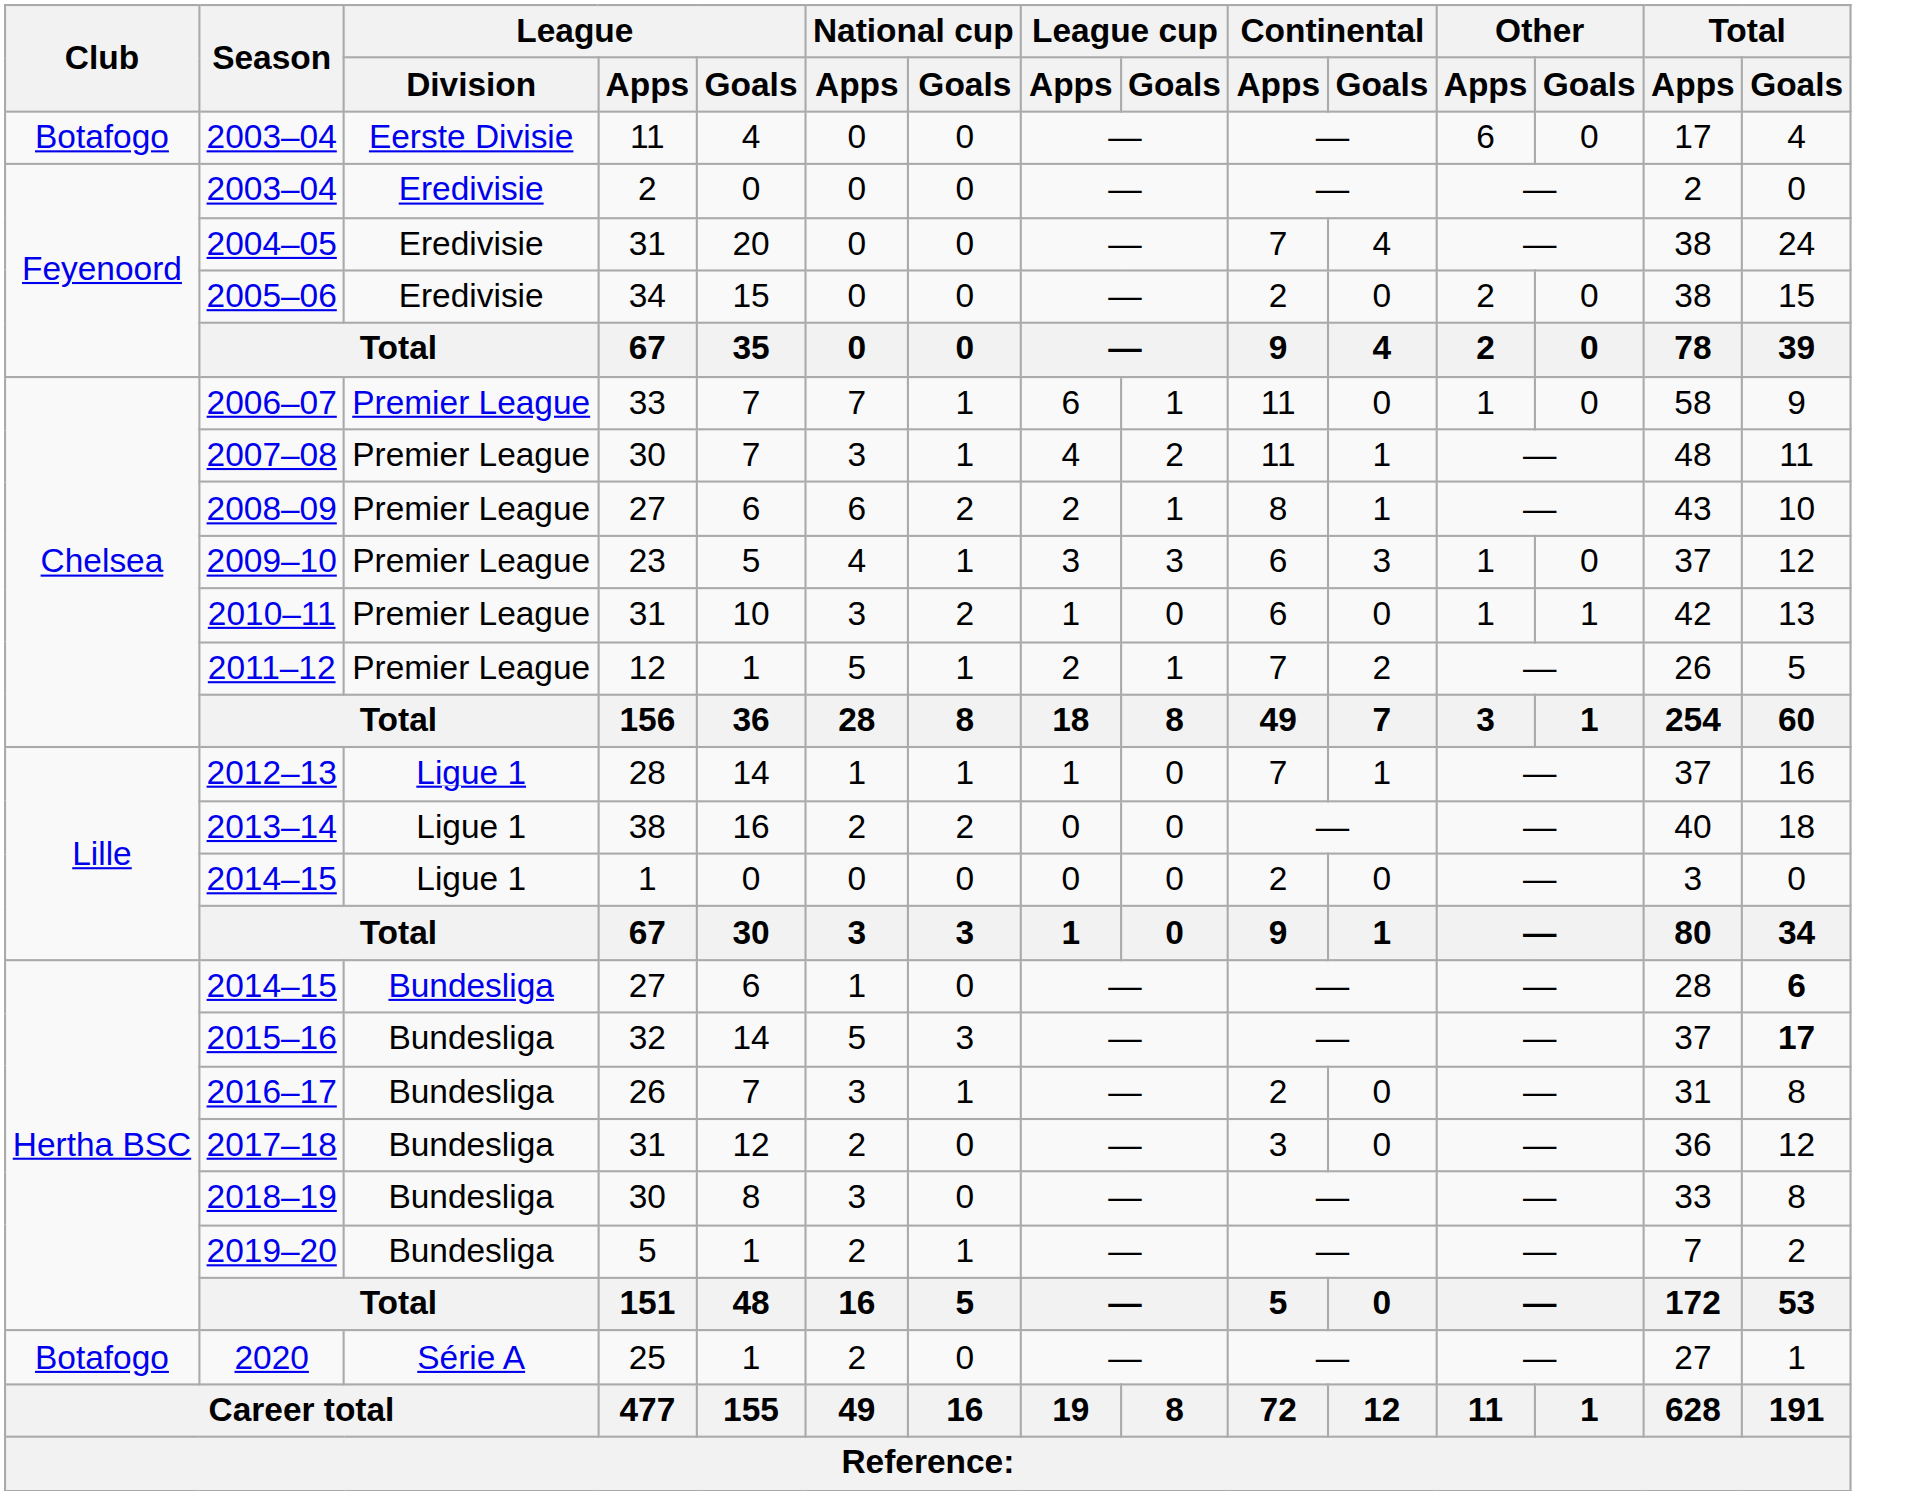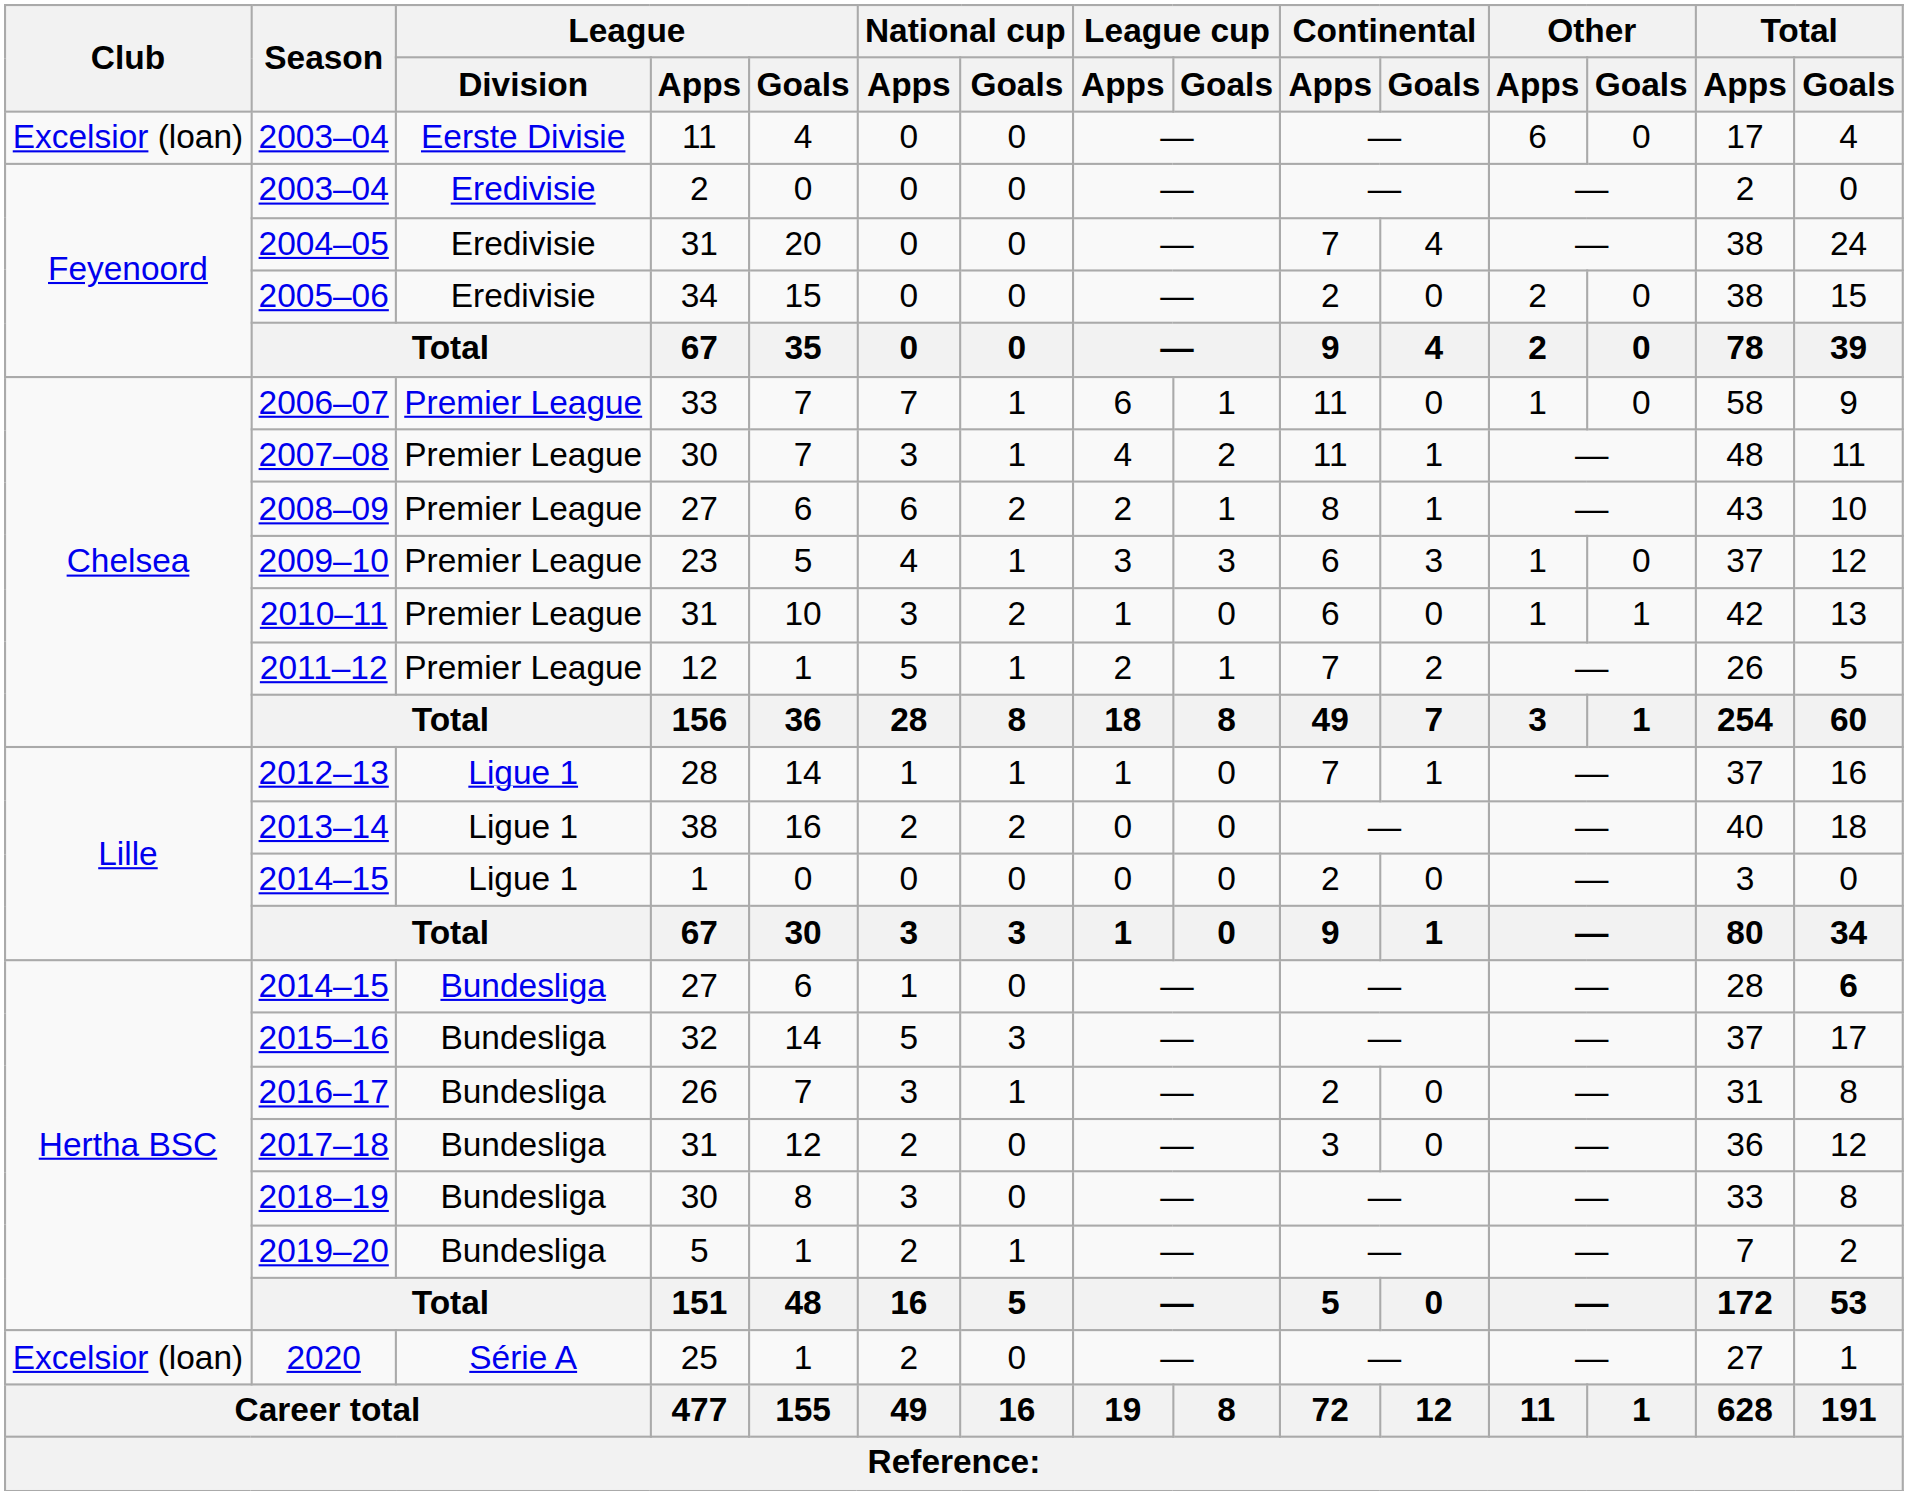(102, 137) Botafogo -> (128, 137) Excelsior (loan)
(1797, 1038) bold -> (1849, 1038) normal
(102, 1356) Botafogo -> (128, 1356) Excelsior (loan)
